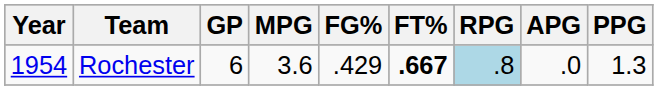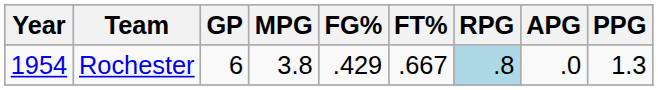(295, 65) 3.6 -> (295, 65) 3.8
(423, 65) bold -> (423, 65) normal
